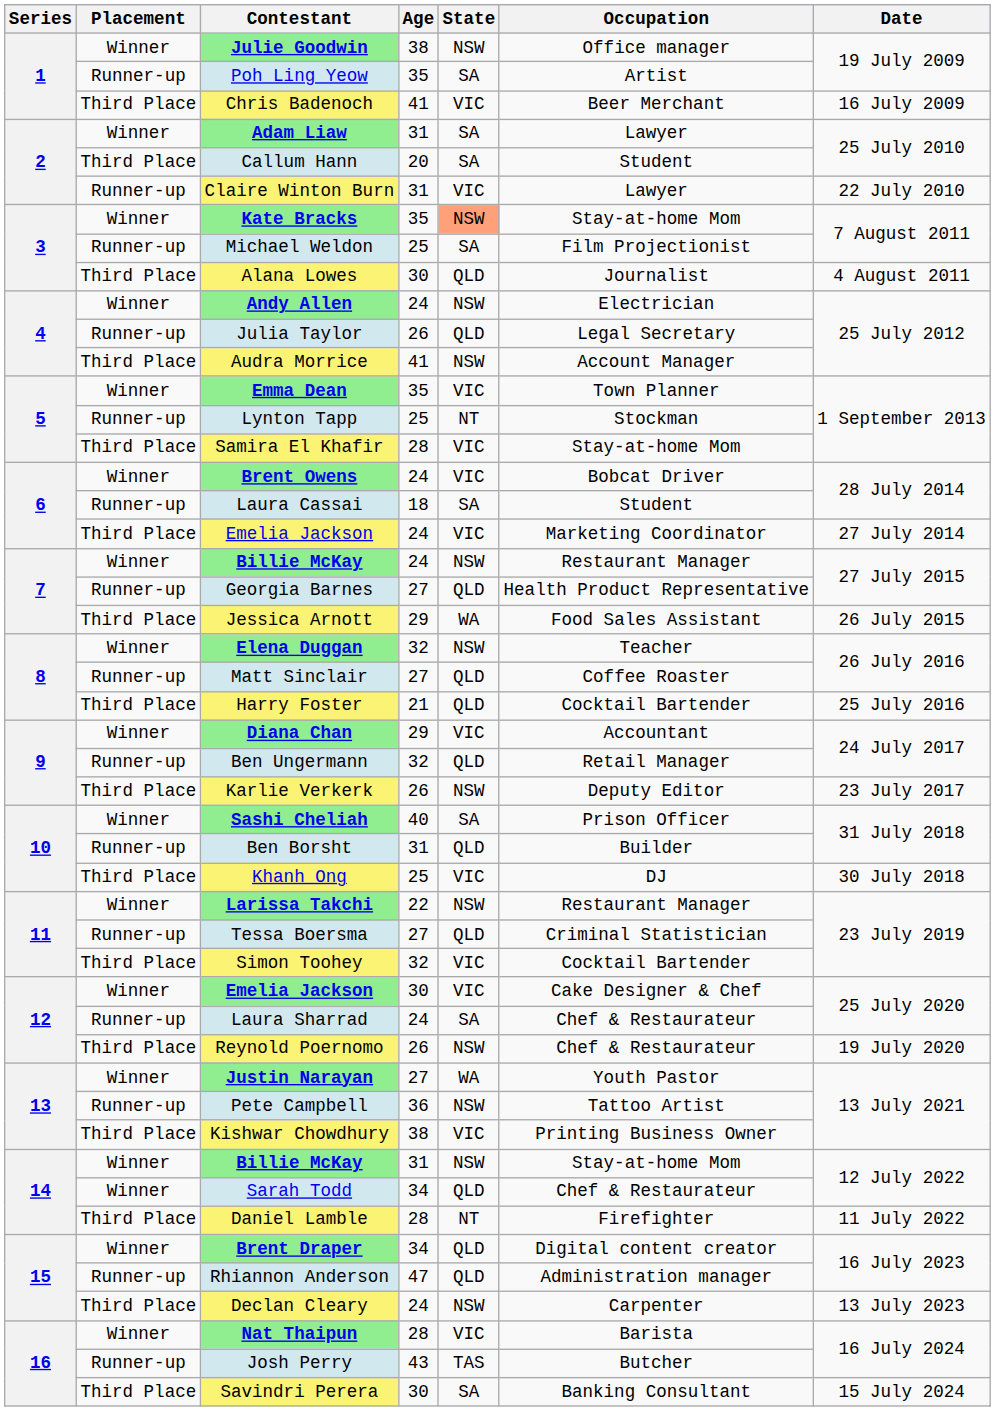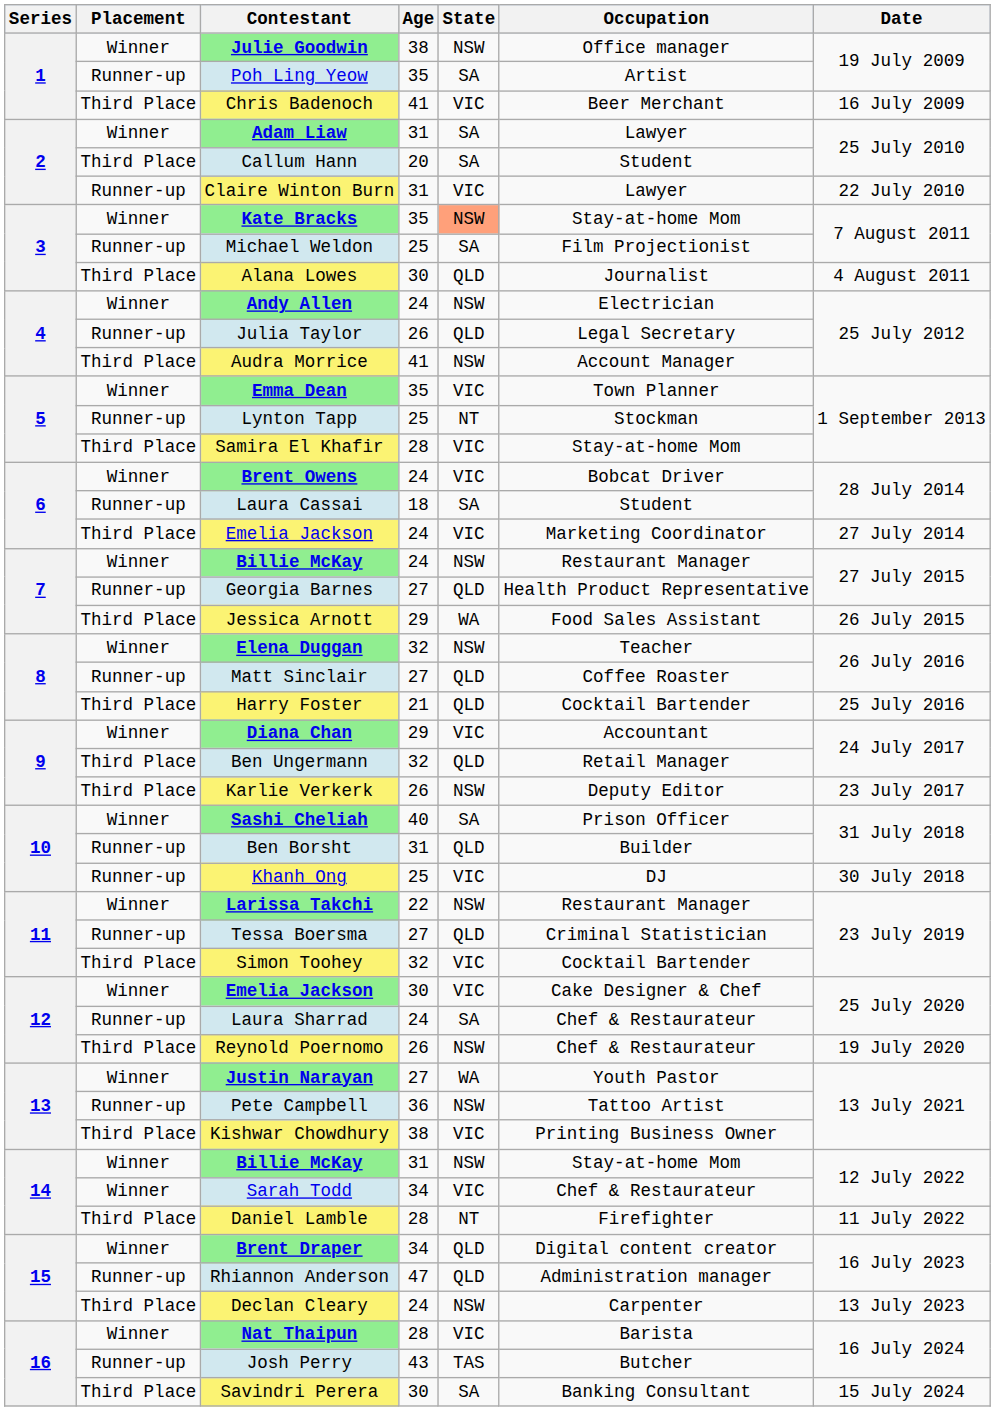(138, 763) Runner-up -> (138, 763) Third Place
(138, 877) Third Place -> (138, 877) Runner-up
(469, 1192) QLD -> (469, 1192) VIC
